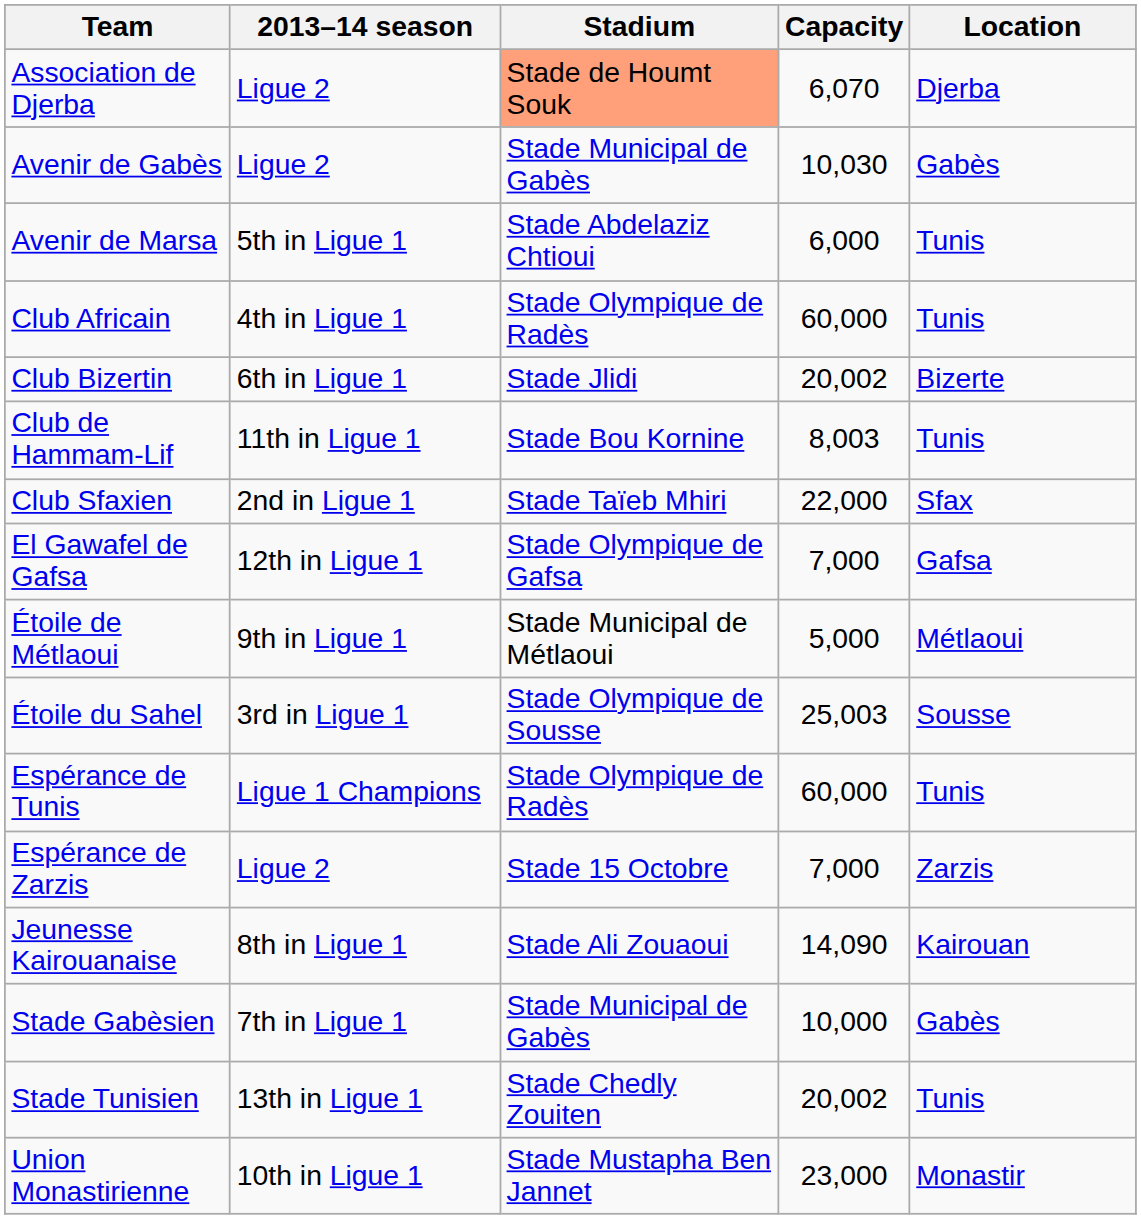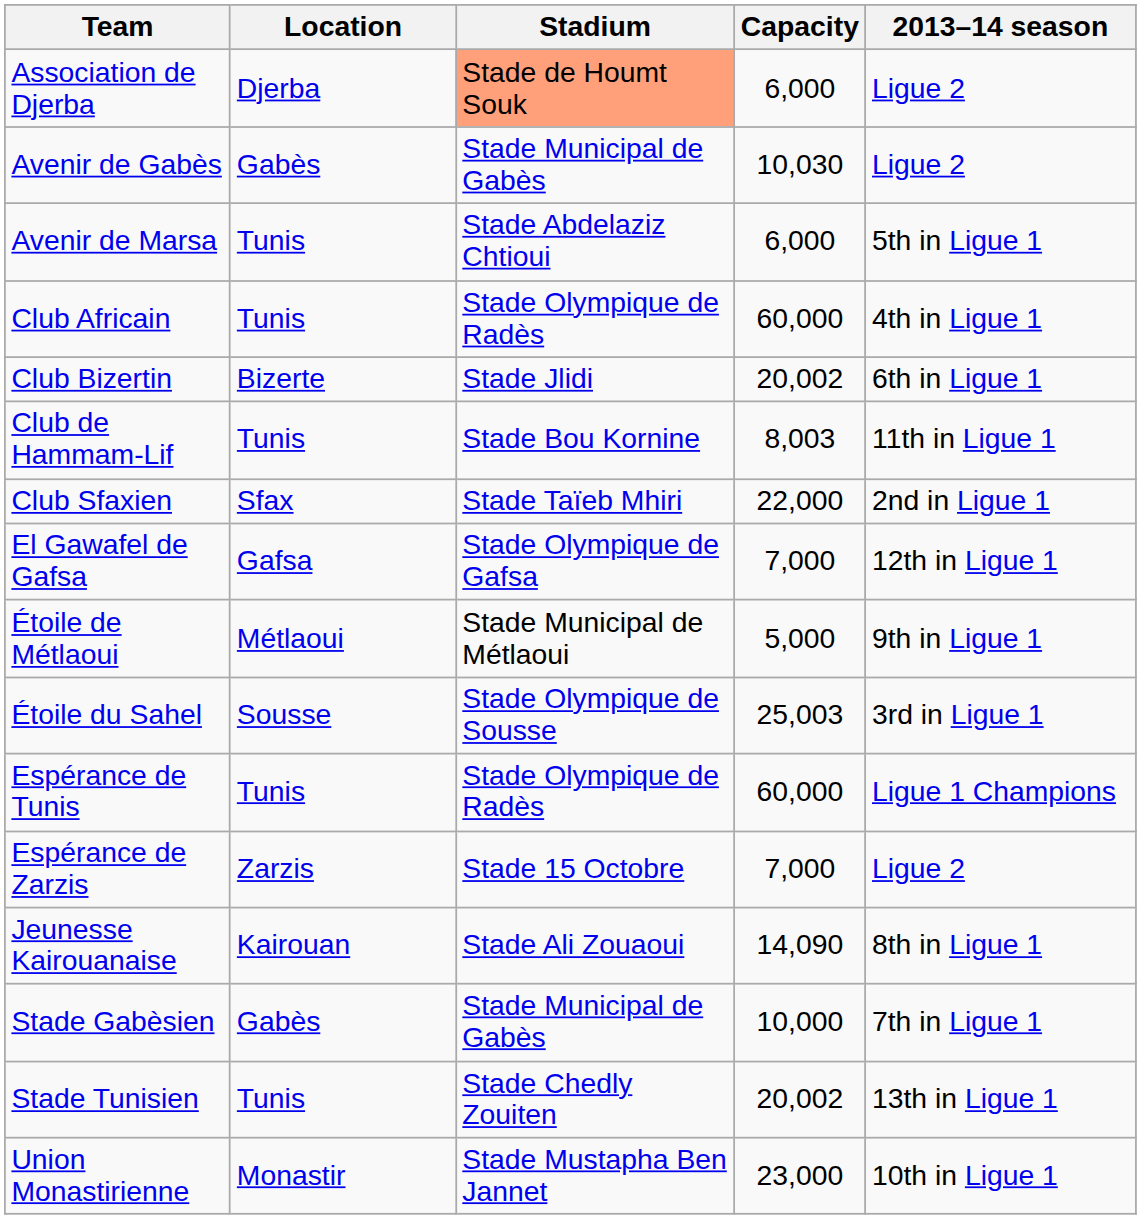columns swapped: (1022, 26) <-> (365, 26)
(844, 87) 6,070 -> (800, 87) 6,000
